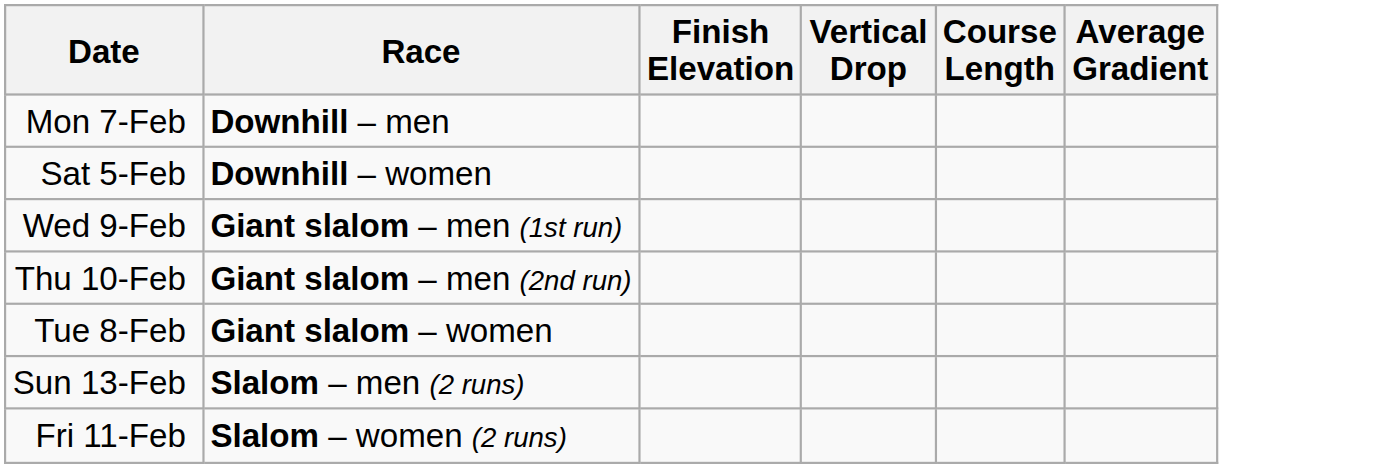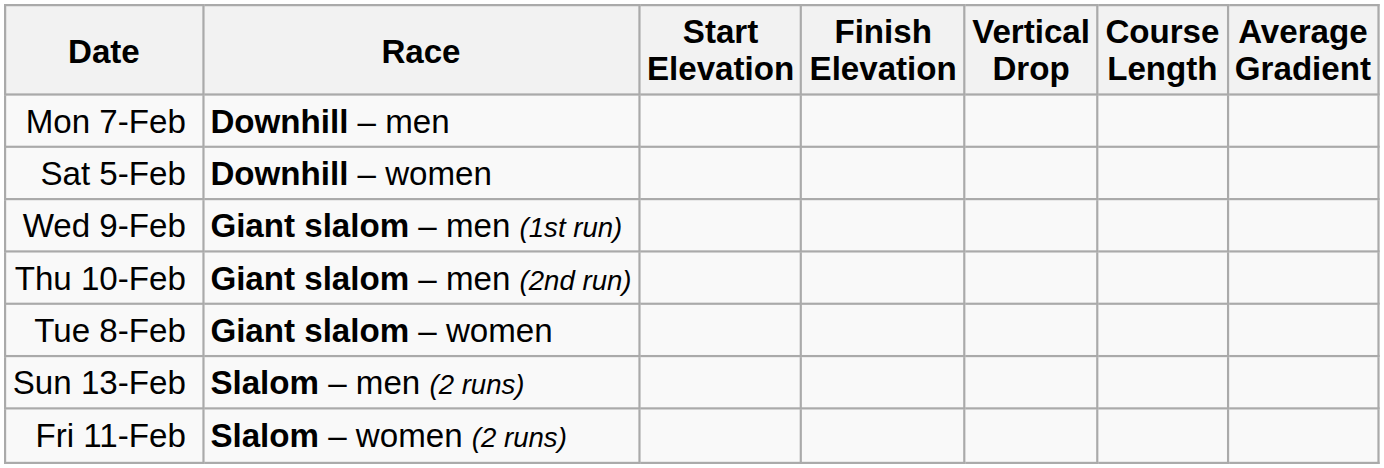+ column: (721, 50)
